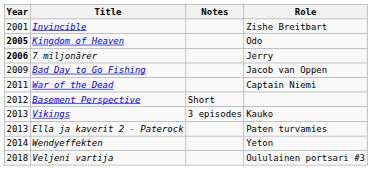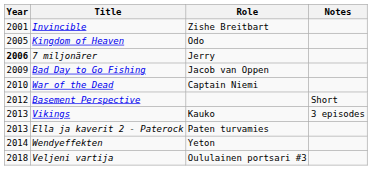columns swapped: (306, 12) <-> (215, 12)
(17, 41) bold -> (17, 41) normal
(17, 85) 2011 -> (17, 85) 2010
